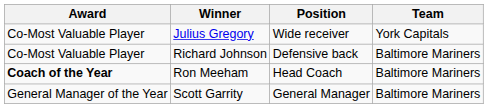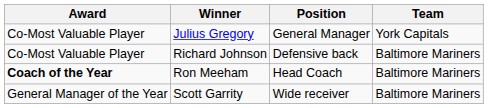(311, 34) Wide receiver -> (321, 34) General Manager
(321, 93) General Manager -> (311, 93) Wide receiver
